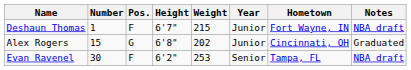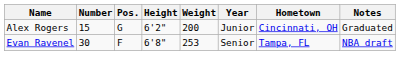- row: (46, 27)
(166, 42) 6'8" -> (155, 27) 6'2"
(202, 42) 202 -> (191, 27) 200
(166, 58) 6'2" -> (155, 42) 6'8"
